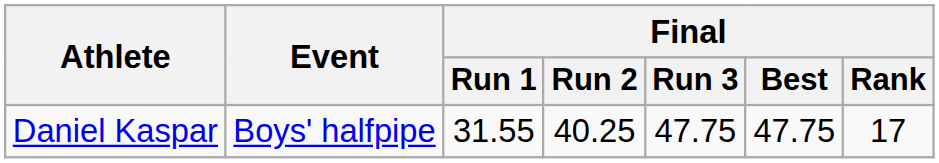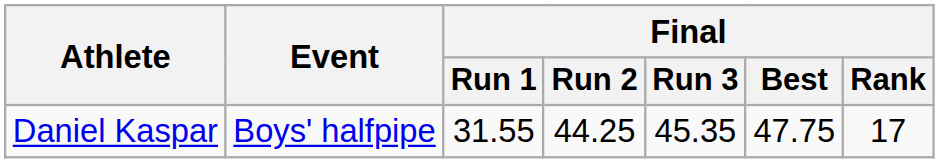(595, 132) 40.25 -> (595, 132) 44.25
(695, 132) 47.75 -> (695, 132) 45.35
